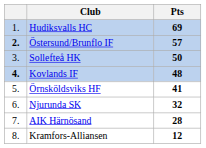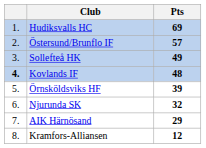(16, 43) bold -> (16, 43) normal
(177, 58) 50 -> (177, 58) 49
(177, 89) 41 -> (177, 89) 39
(177, 120) 28 -> (177, 120) 29
